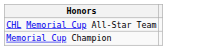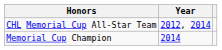+ column: (186, 11)
